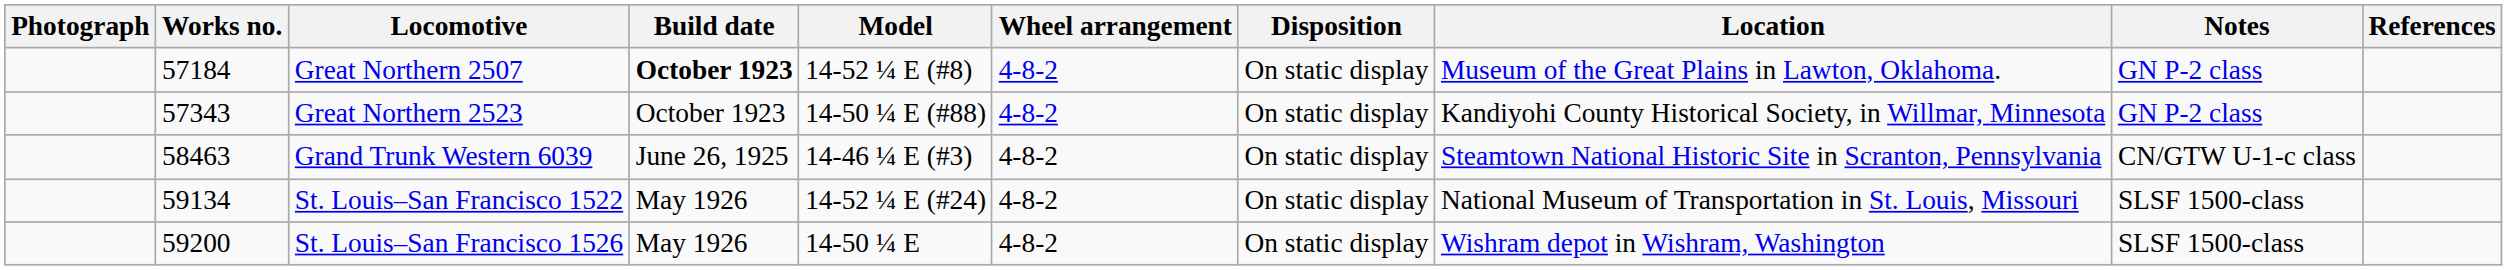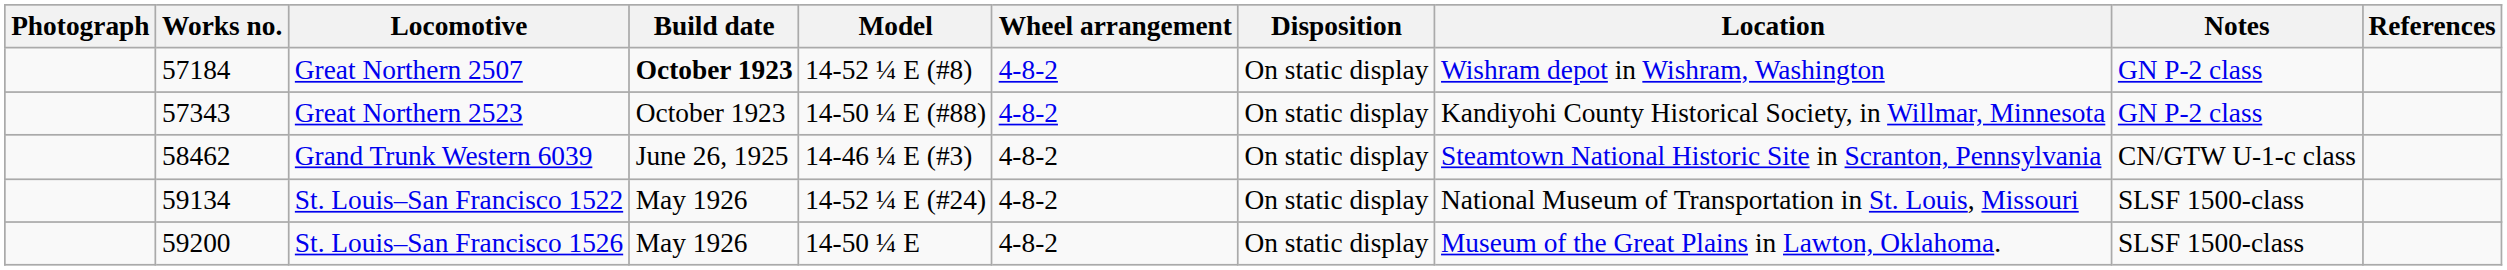(1721, 69) Museum of the Great Plains in Lawton, Oklahoma. -> (1663, 69) Wishram depot in Wishram, Washington
(196, 156) 58463 -> (196, 156) 58462
(1663, 243) Wishram depot in Wishram, Washington -> (1721, 243) Museum of the Great Plains in Lawton, Oklahoma.
